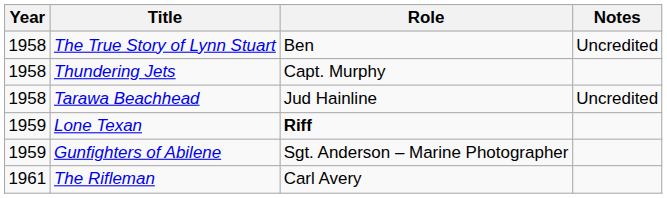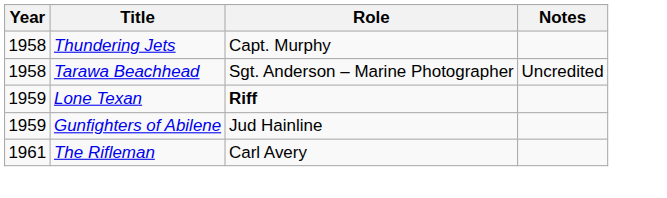- row: (165, 44)
(330, 98) Jud Hainline -> (371, 71) Sgt. Anderson – Marine Photographer
(426, 152) Sgt. Anderson – Marine Photographer -> (276, 125) Jud Hainline
